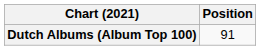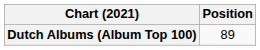(228, 34) 91 -> (228, 34) 89
